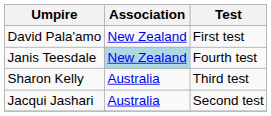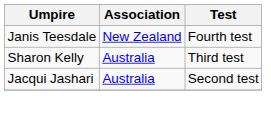- row: (54, 36)
(147, 57) lightblue background -> (142, 36) no background
